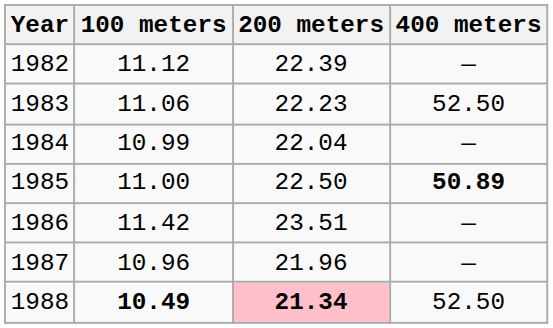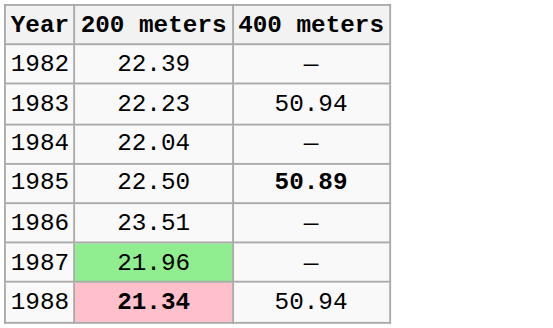- column: (154, 25)
(469, 104) 52.50 -> (311, 104) 50.94
(311, 262) no background -> (154, 262) lightgreen background
(469, 302) 52.50 -> (311, 302) 50.94
